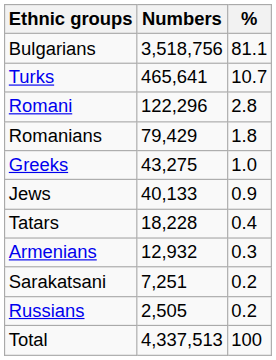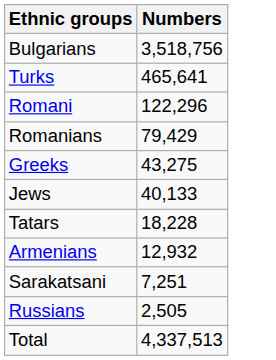- column: (249, 19)
